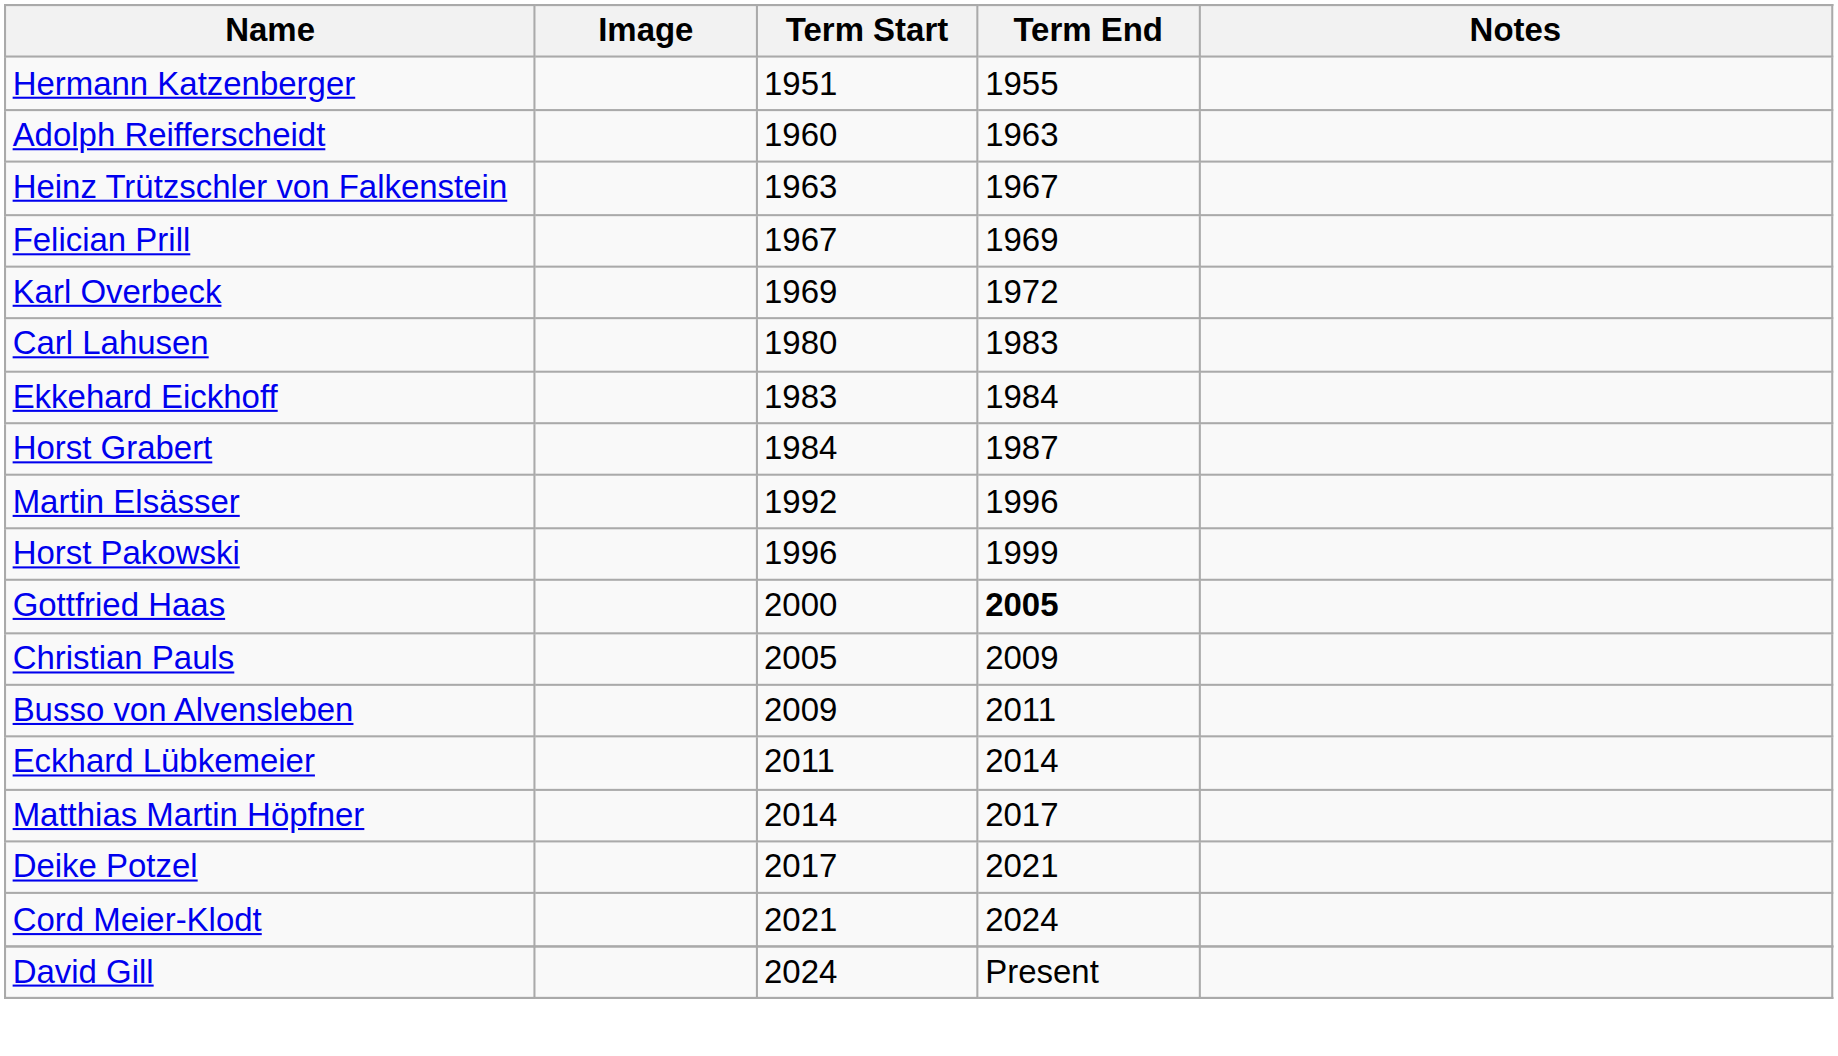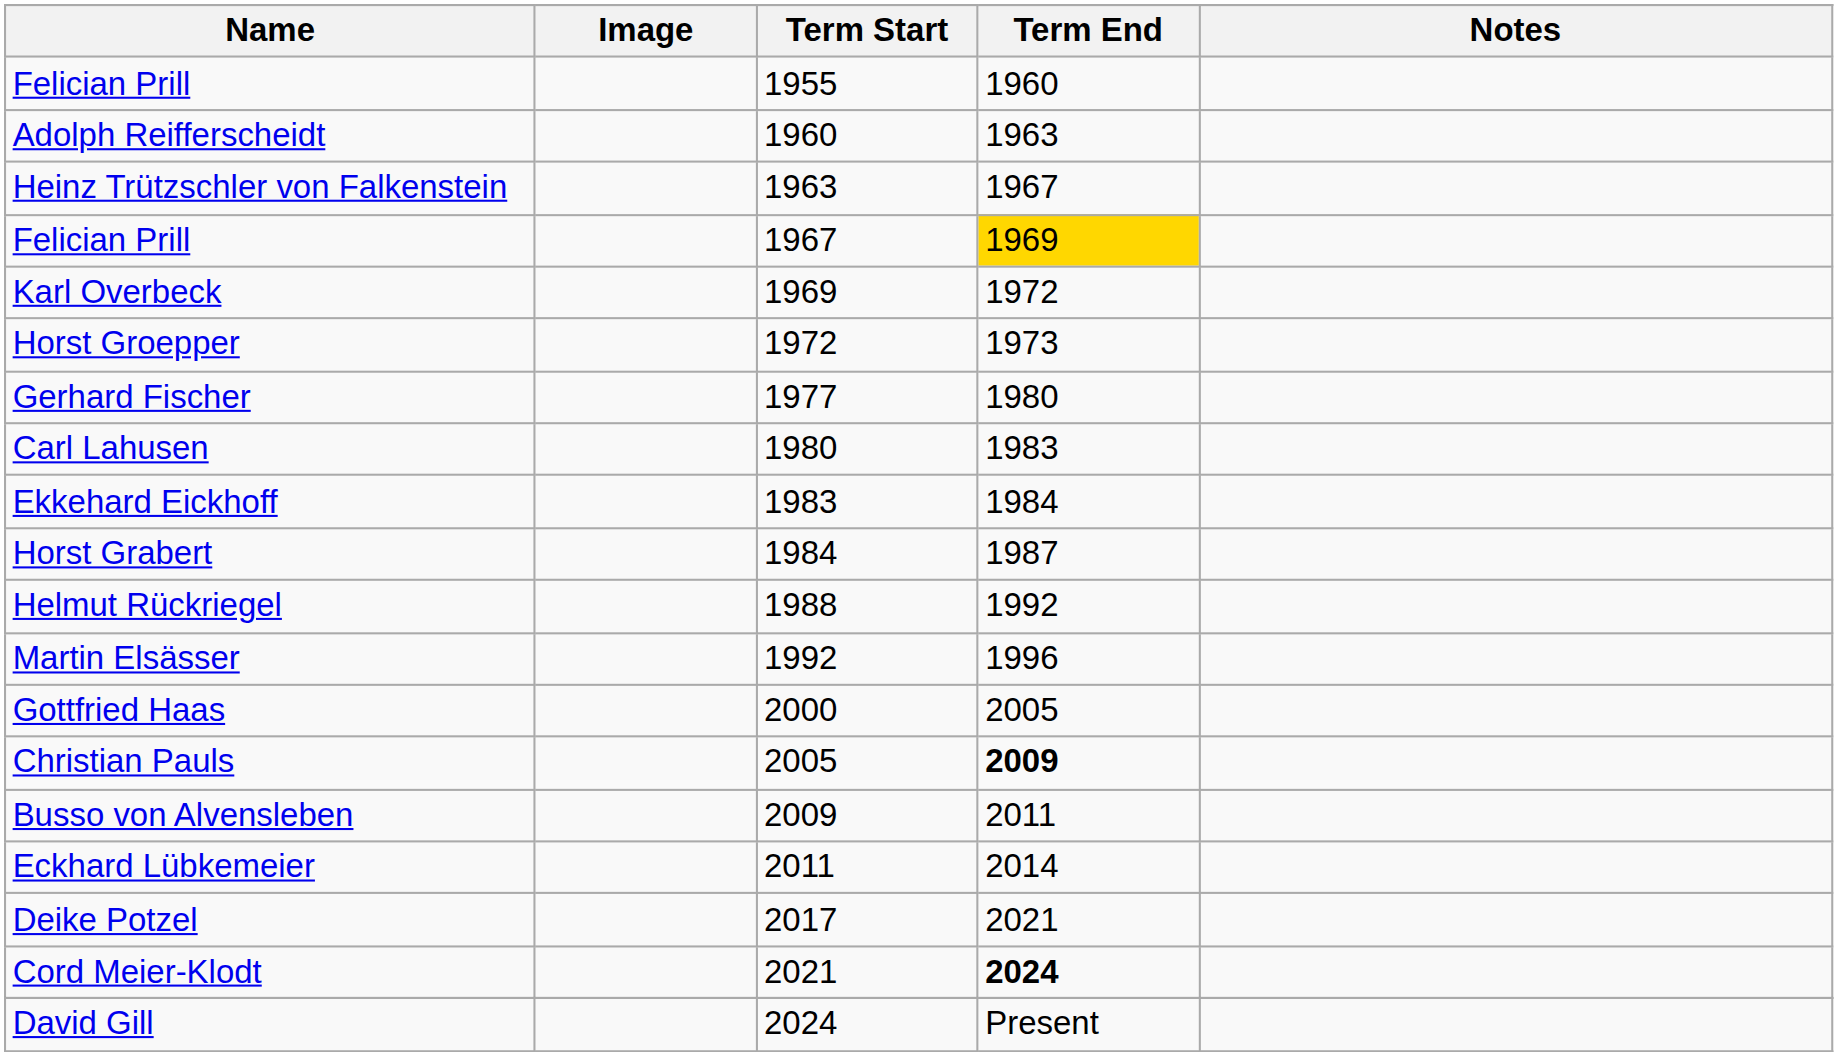- row: (184, 82)
+ row: (101, 82)
(1022, 239) no background -> (1022, 239) gold background
+ row: (126, 344)
+ row: (132, 396)
+ row: (147, 605)
- row: (126, 553)
(1022, 605) bold -> (1022, 710) normal
(1022, 657) normal -> (1022, 762) bold
- row: (188, 814)
(1022, 919) normal -> (1022, 971) bold
